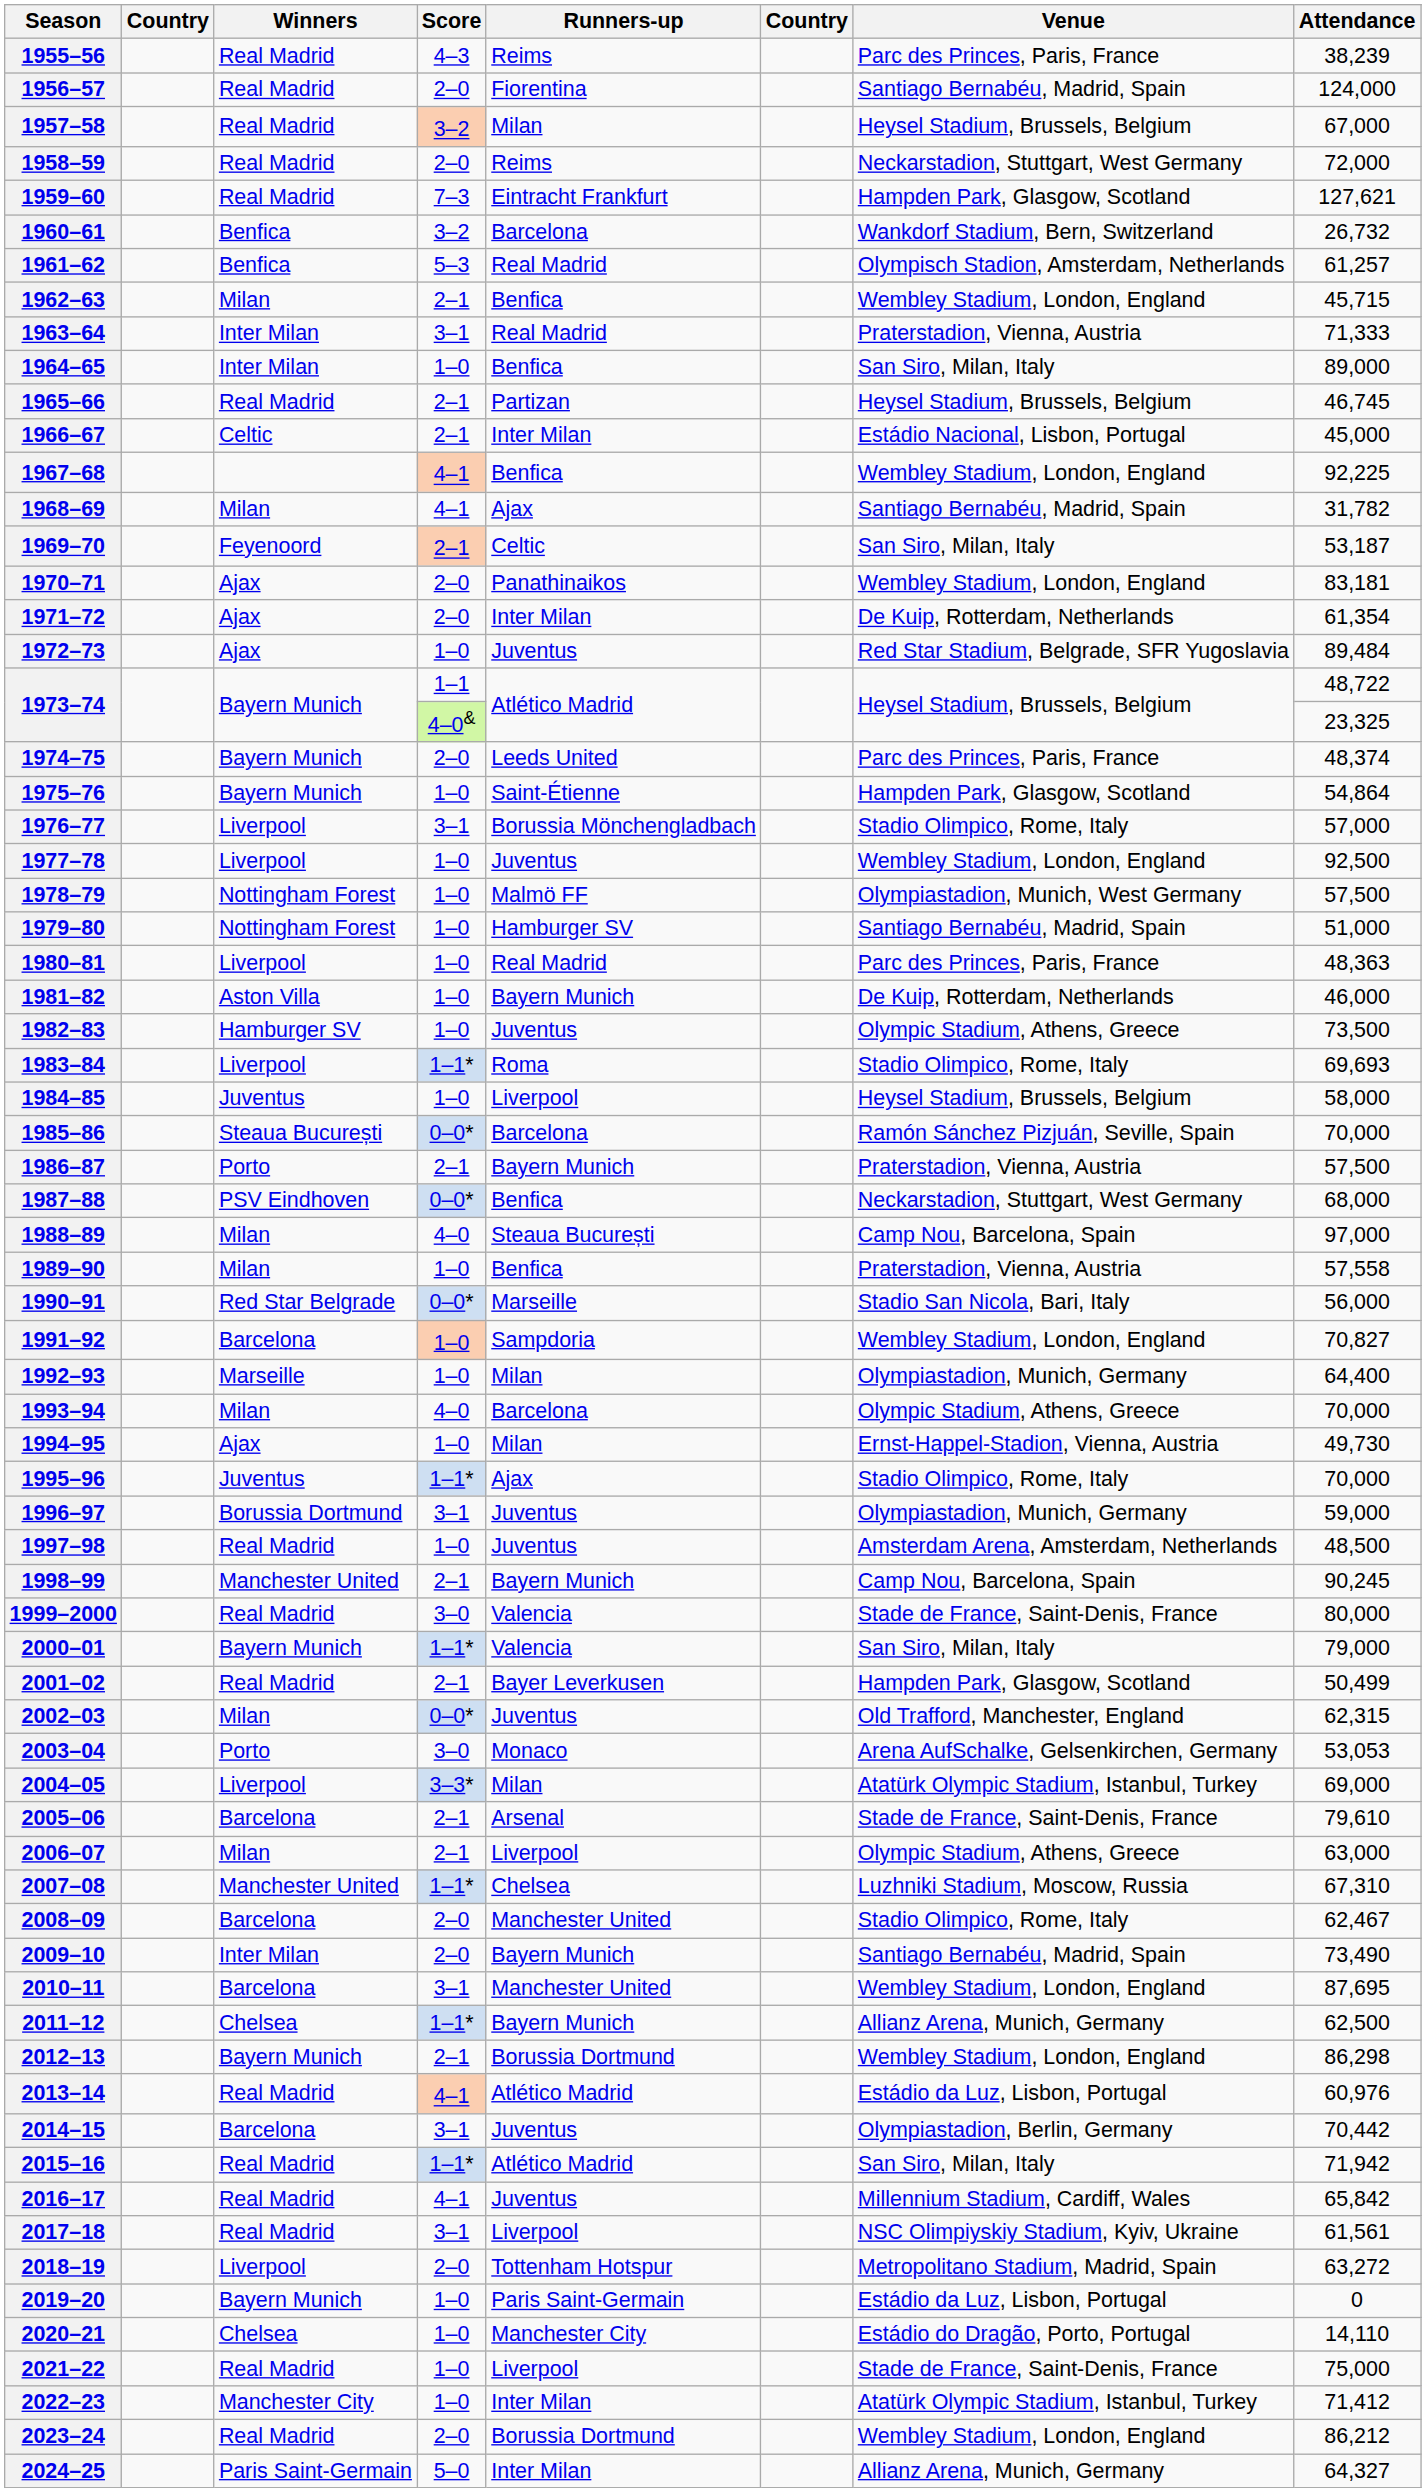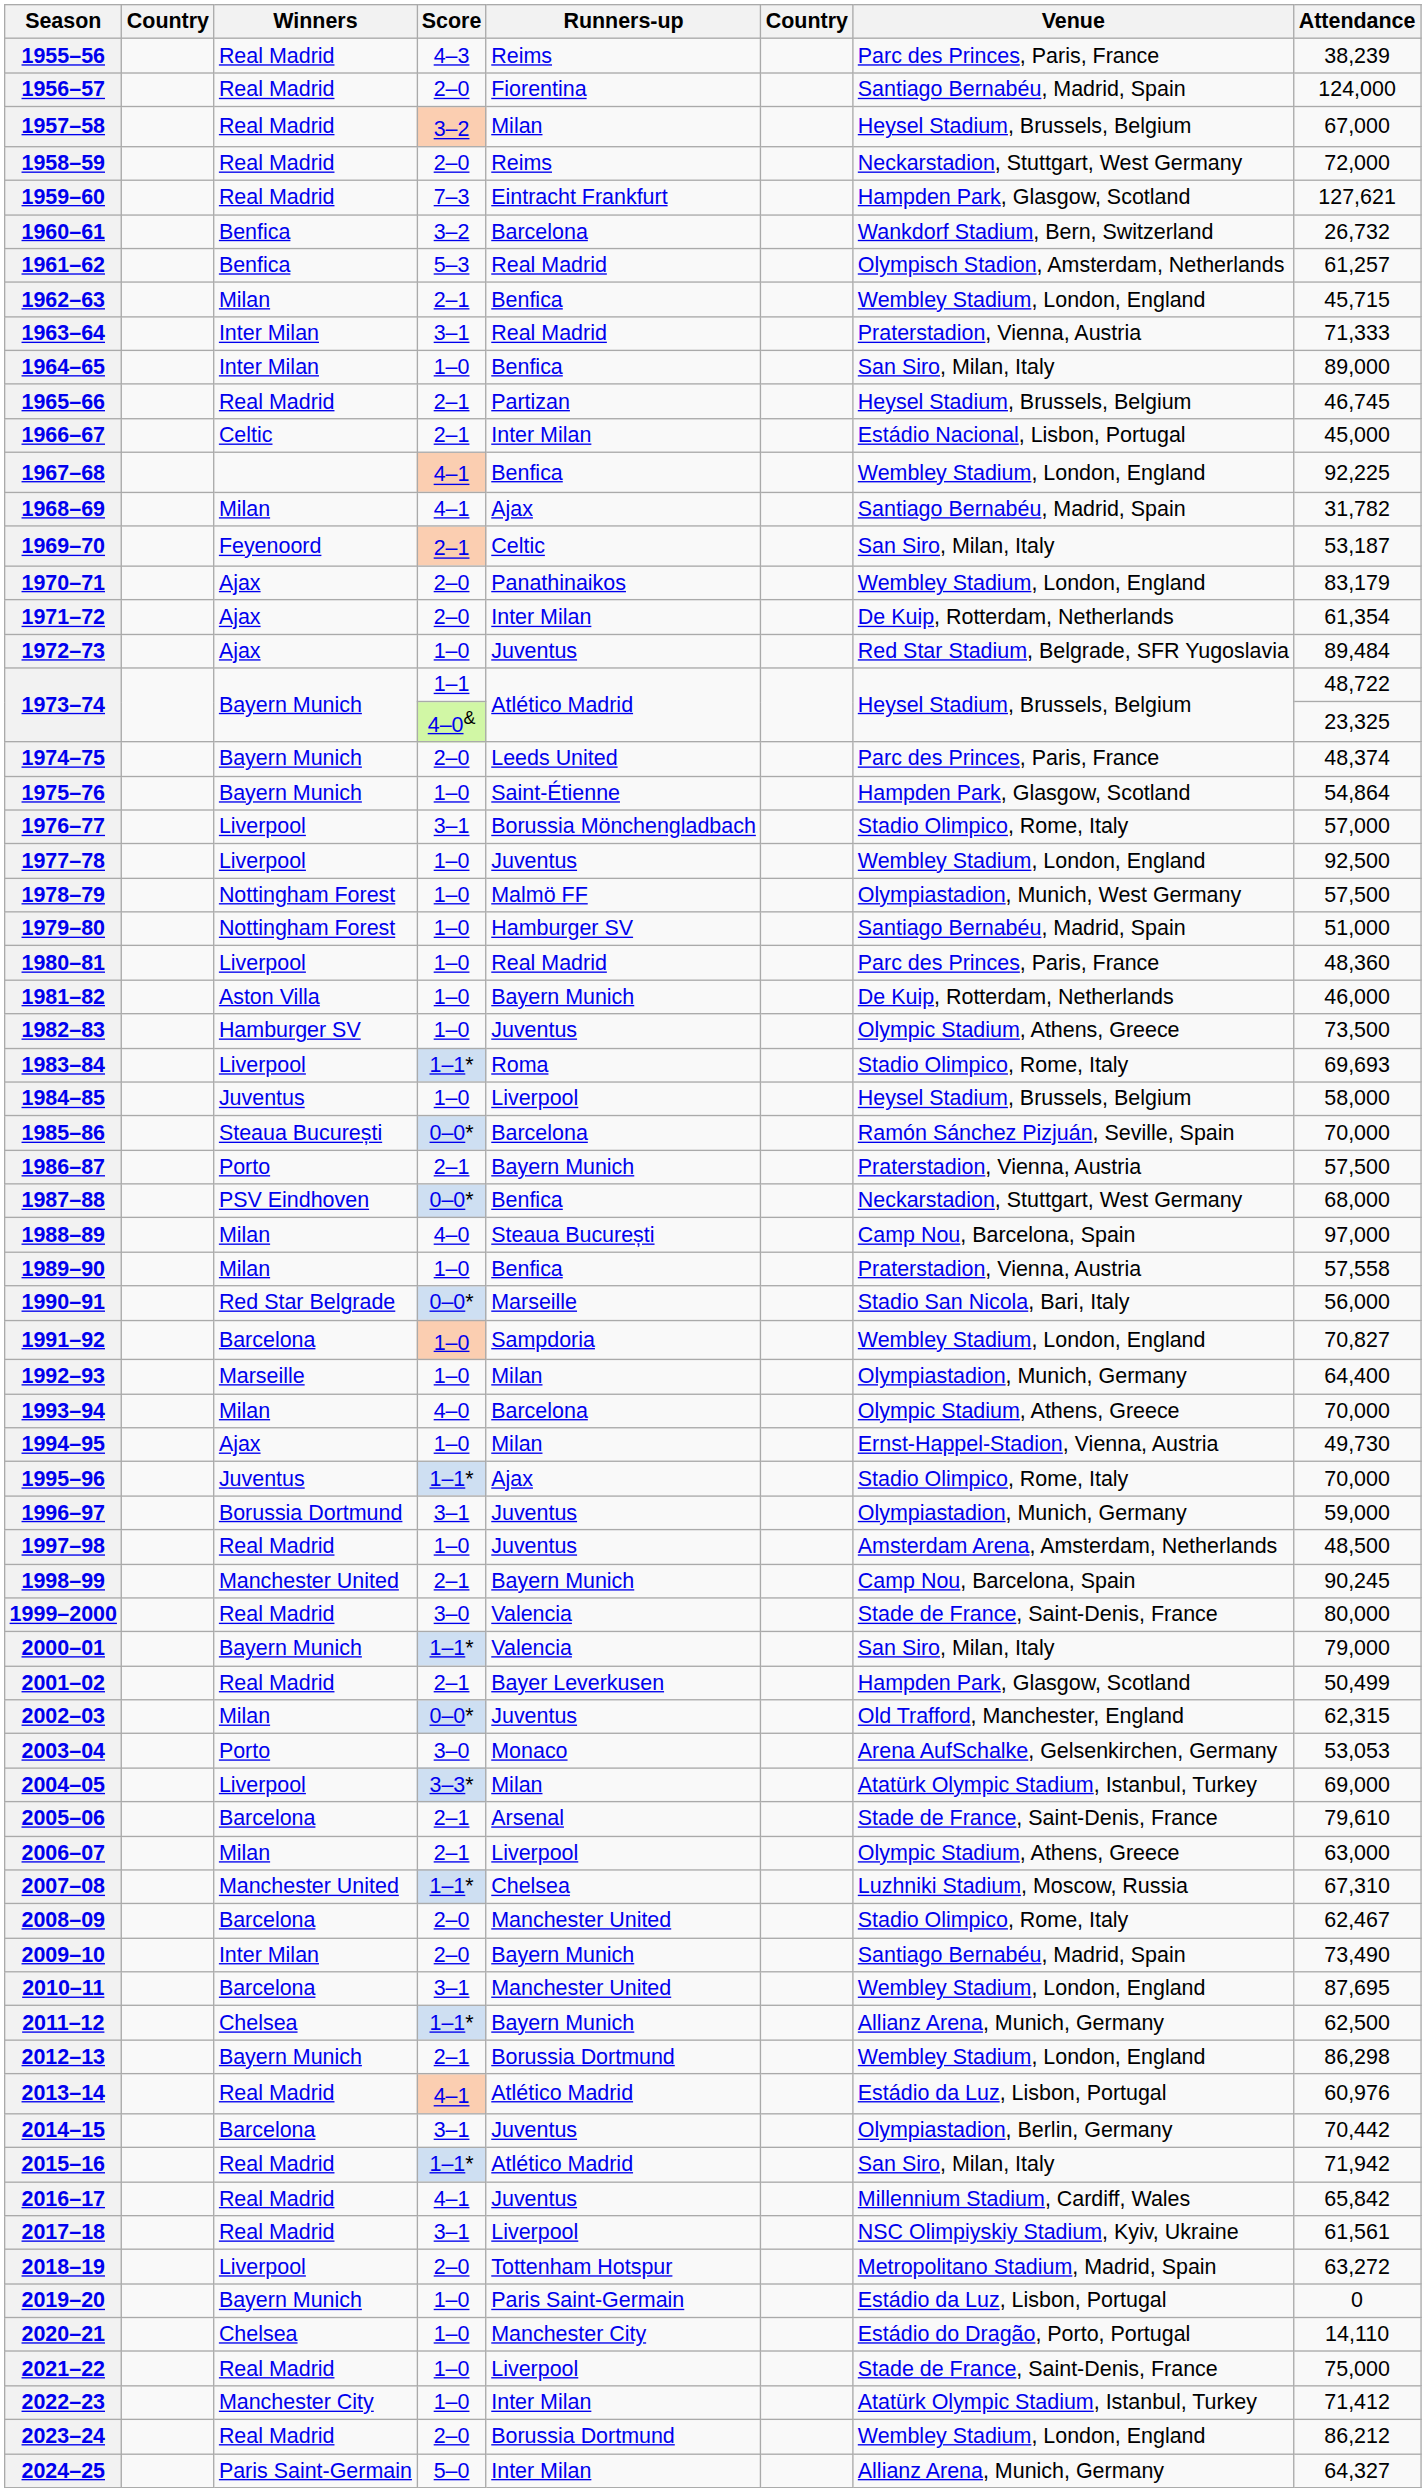(1357, 582) 83,181 -> (1357, 582) 83,179
(1357, 962) 48,363 -> (1357, 962) 48,360
